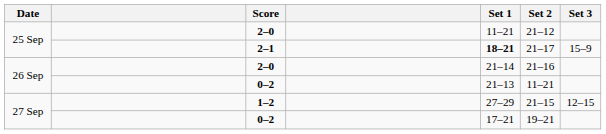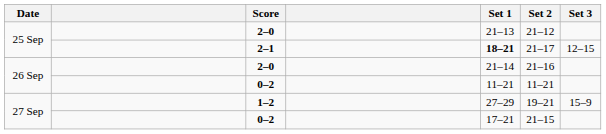(500, 31) 11–21 -> (500, 31) 21–13
(580, 48) 15–9 -> (580, 48) 12–15
(500, 84) 21–13 -> (500, 84) 11–21
(540, 102) 21–15 -> (540, 102) 19–21
(580, 102) 12–15 -> (580, 102) 15–9
(540, 119) 19–21 -> (540, 119) 21–15
